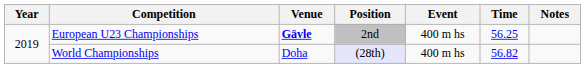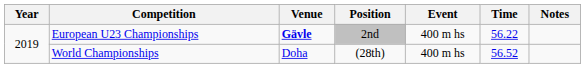(504, 34) 56.25 -> (504, 34) 56.22
(370, 54) lavender background -> (370, 54) no background
(504, 54) 56.82 -> (504, 54) 56.52
